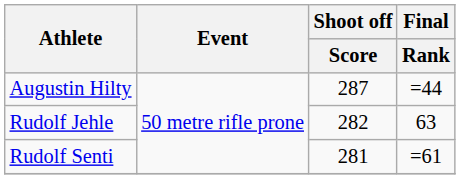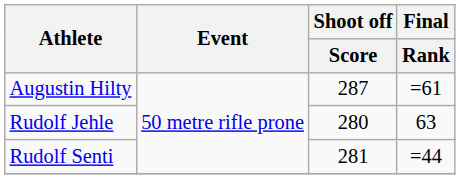(426, 89) =44 -> (426, 89) =61
(353, 122) 282 -> (353, 122) 280
(426, 156) =61 -> (426, 156) =44
